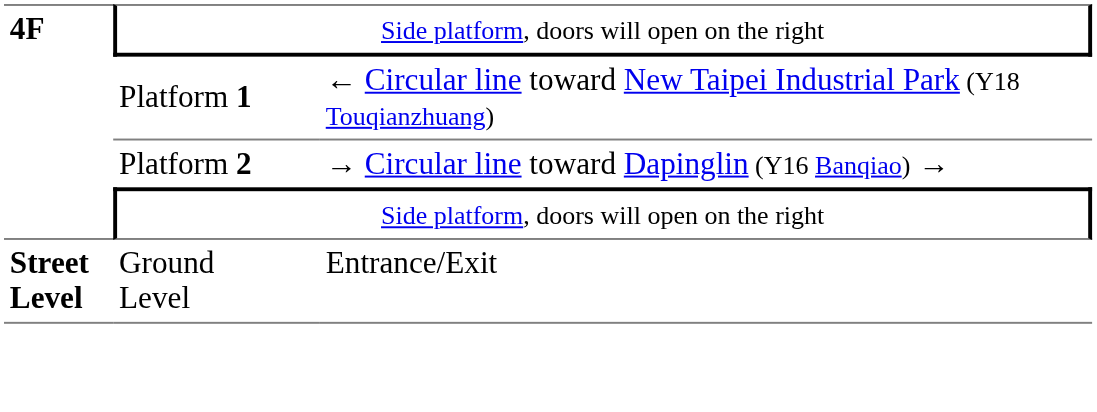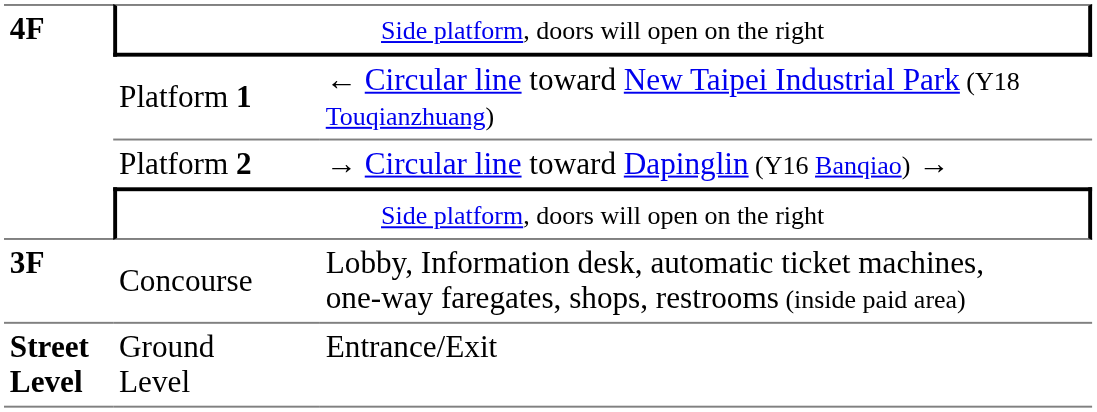+ row: (186, 280)
